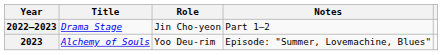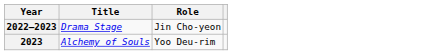- column: (328, 12)
